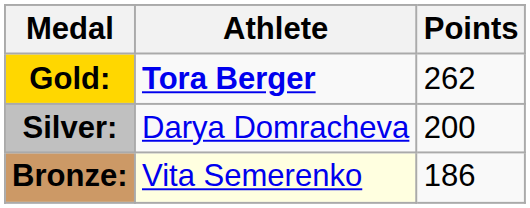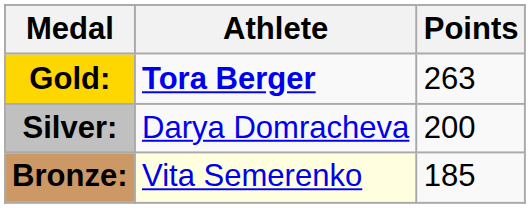(450, 78) 262 -> (450, 78) 263
(450, 176) 186 -> (450, 176) 185
